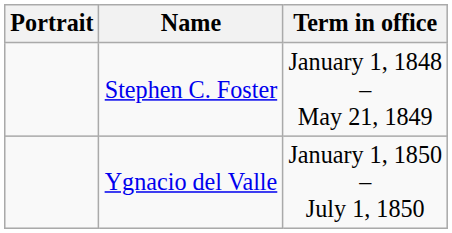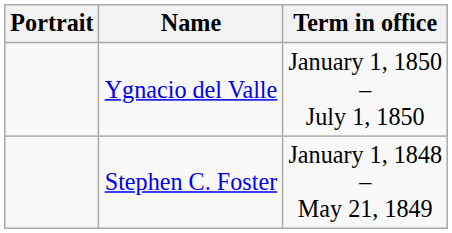rows swapped: (191, 89) <-> (191, 181)
